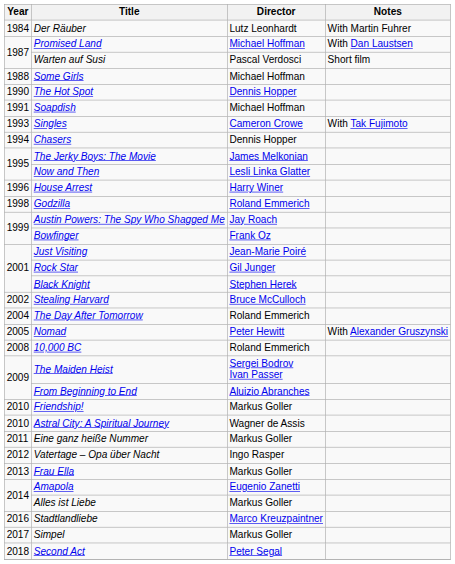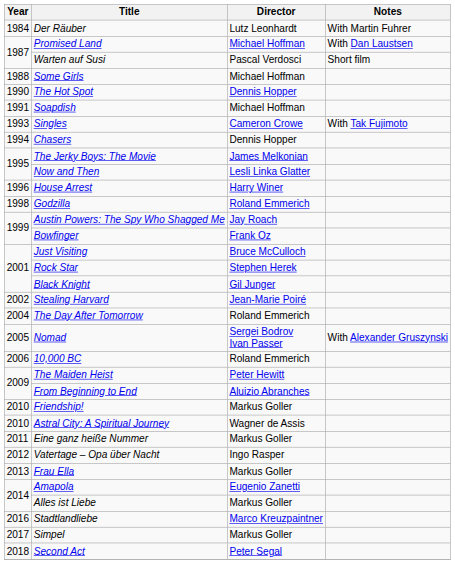(268, 252) Jean-Marie Poiré -> (268, 252) Bruce McCulloch
(252, 268) Gil Junger -> (263, 268) Stephen Herek
(263, 284) Stephen Herek -> (252, 284) Gil Junger
(268, 300) Bruce McCulloch -> (268, 300) Jean-Marie Poiré
(257, 332) Peter Hewitt -> (261, 337) Sergei Bodrov Ivan Passer
(18, 348) 2008 -> (18, 359) 2006
(261, 369) Sergei Bodrov Ivan Passer -> (257, 375) Peter Hewitt
